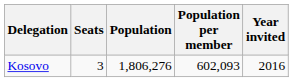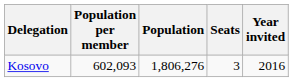columns swapped: (89, 29) <-> (209, 29)
